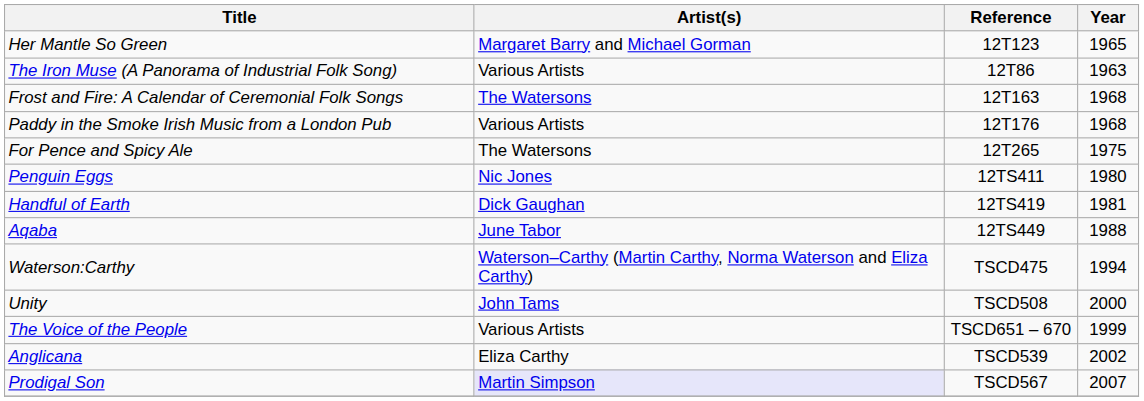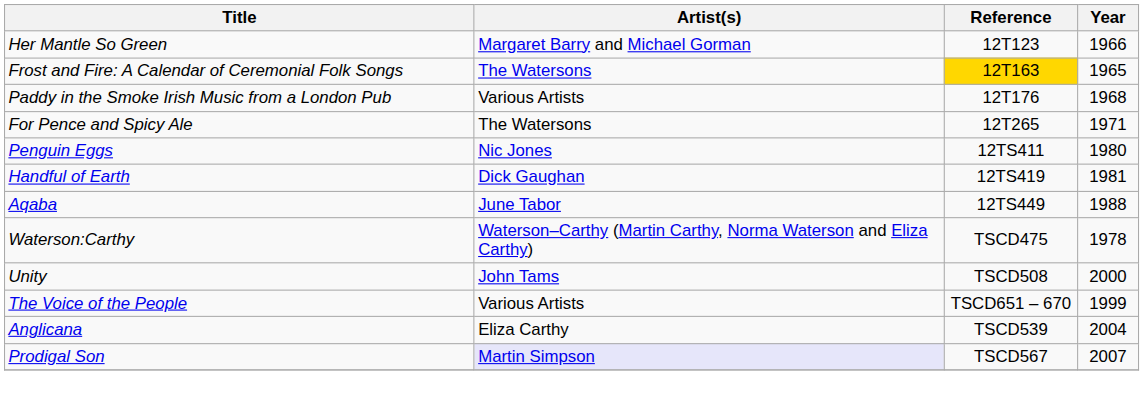(1108, 44) 1965 -> (1108, 44) 1966
- row: (203, 71)
(1011, 97) no background -> (1011, 71) gold background
(1108, 97) 1968 -> (1108, 71) 1965
(1108, 151) 1975 -> (1108, 124) 1971
(1108, 267) 1994 -> (1108, 240) 1978
(1108, 356) 2002 -> (1108, 329) 2004
